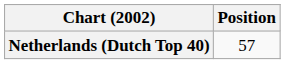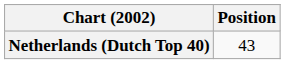(247, 44) 57 -> (247, 44) 43
